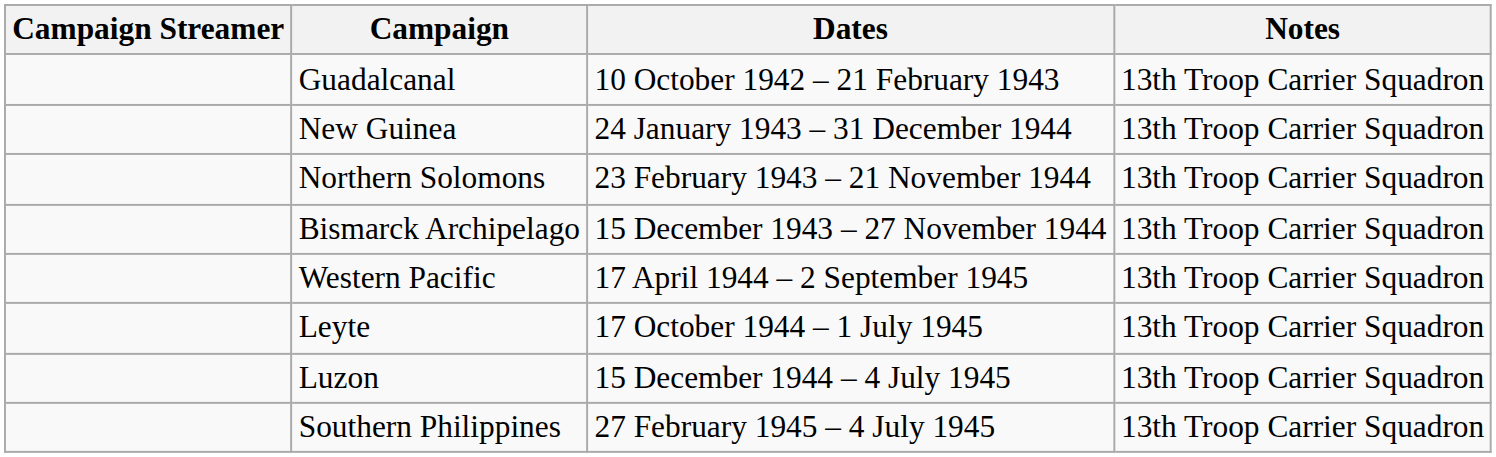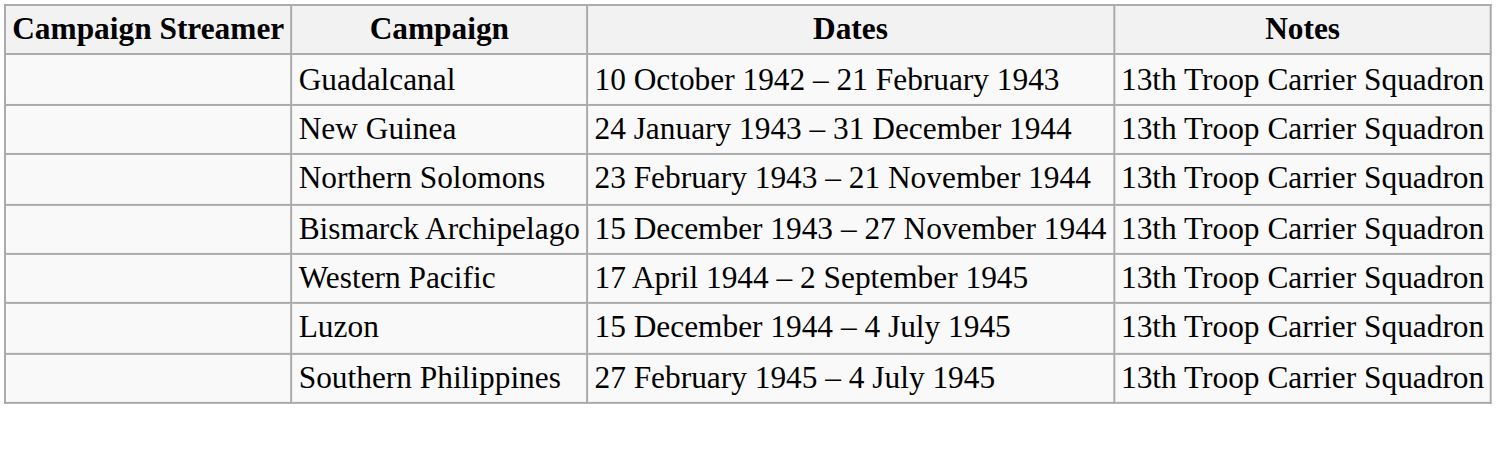- row: (334, 327)
